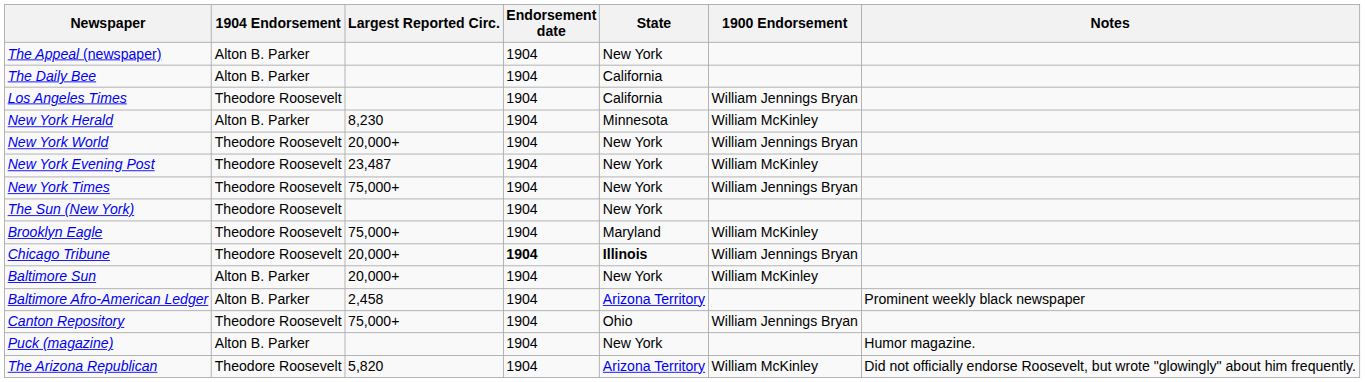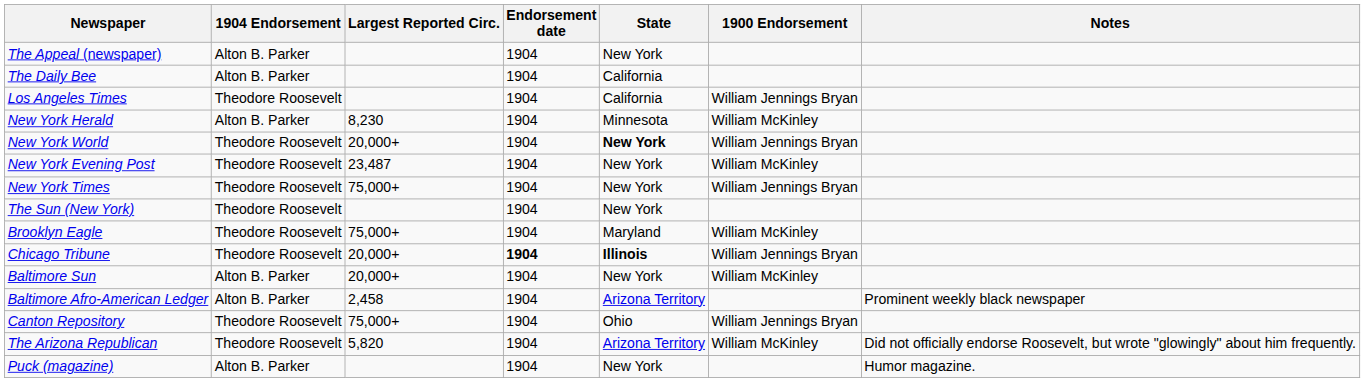(633, 143) normal -> (634, 143) bold
rows swapped: (83, 366) <-> (61, 344)
